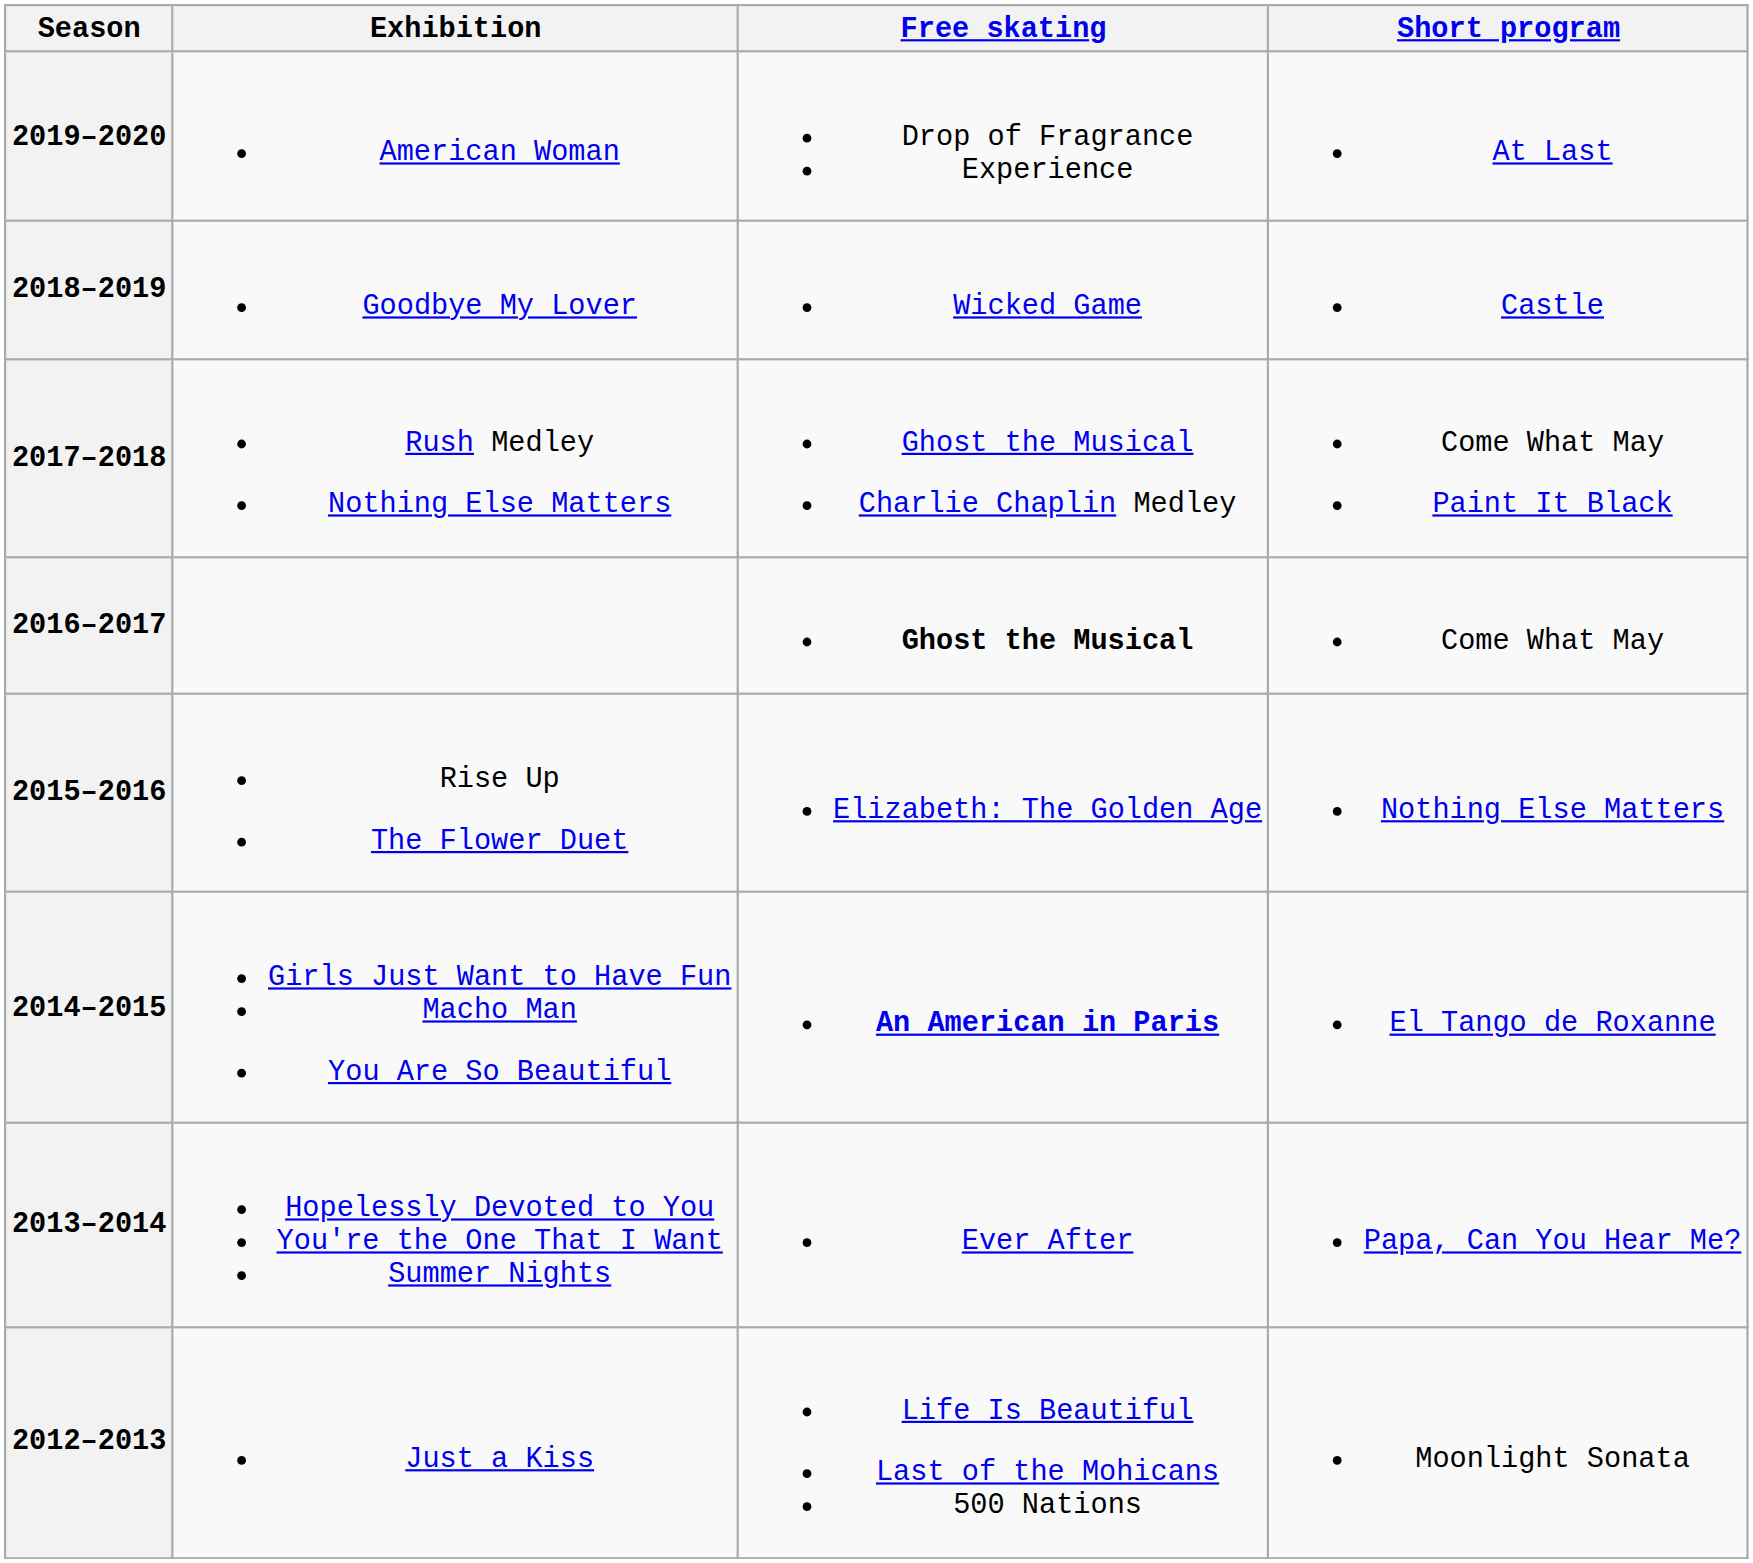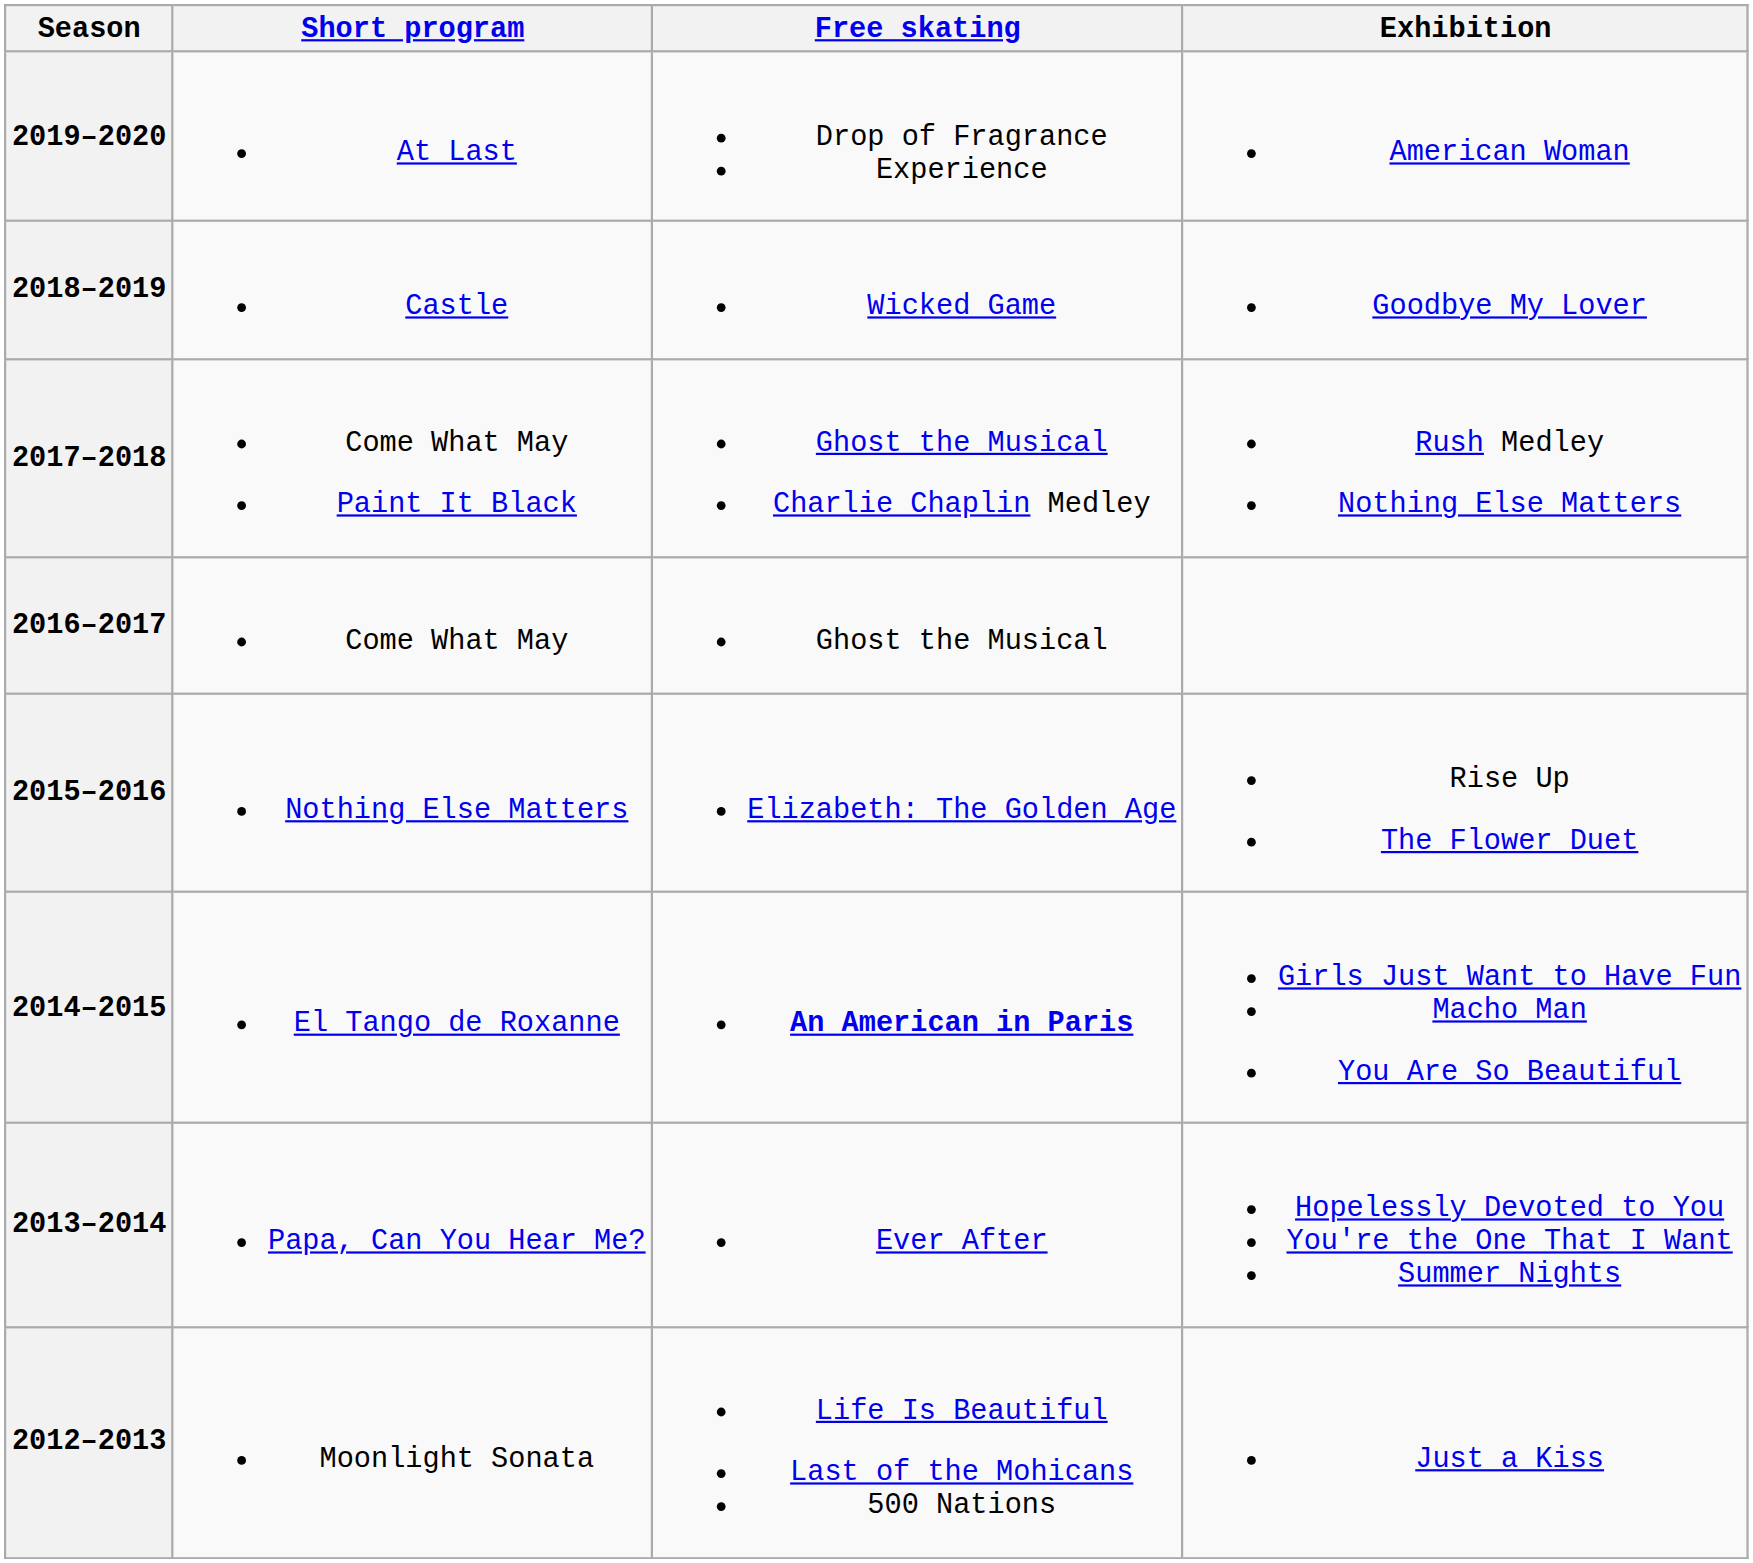columns swapped: (1509, 28) <-> (456, 28)
(1004, 642) bold -> (918, 642) normal
